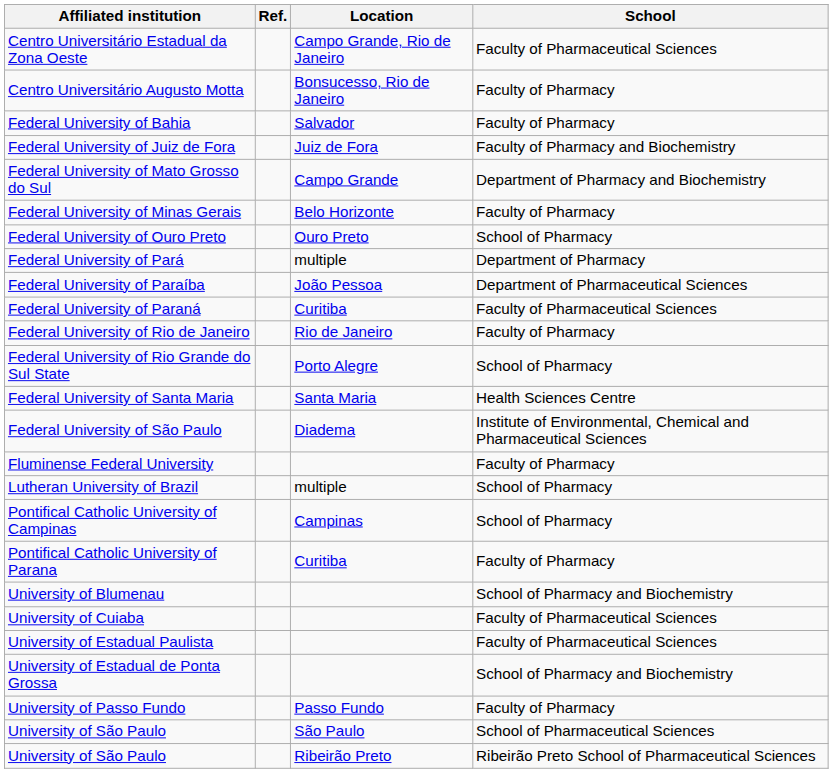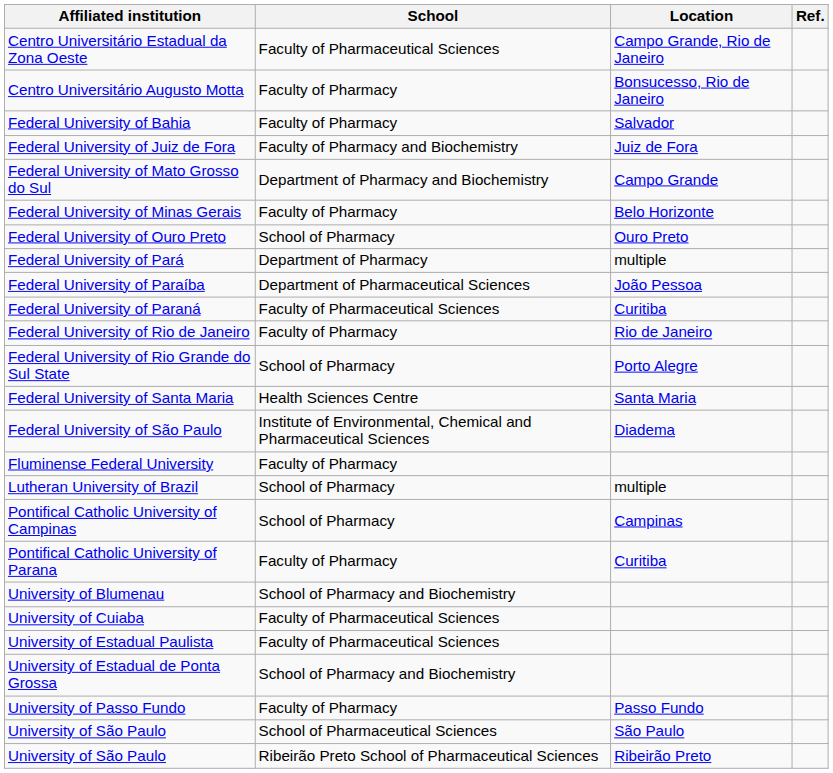columns swapped: (650, 16) <-> (273, 16)
